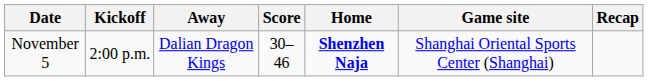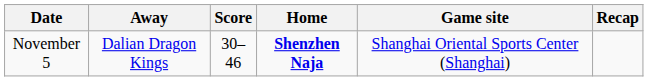- column: (120, 17)
